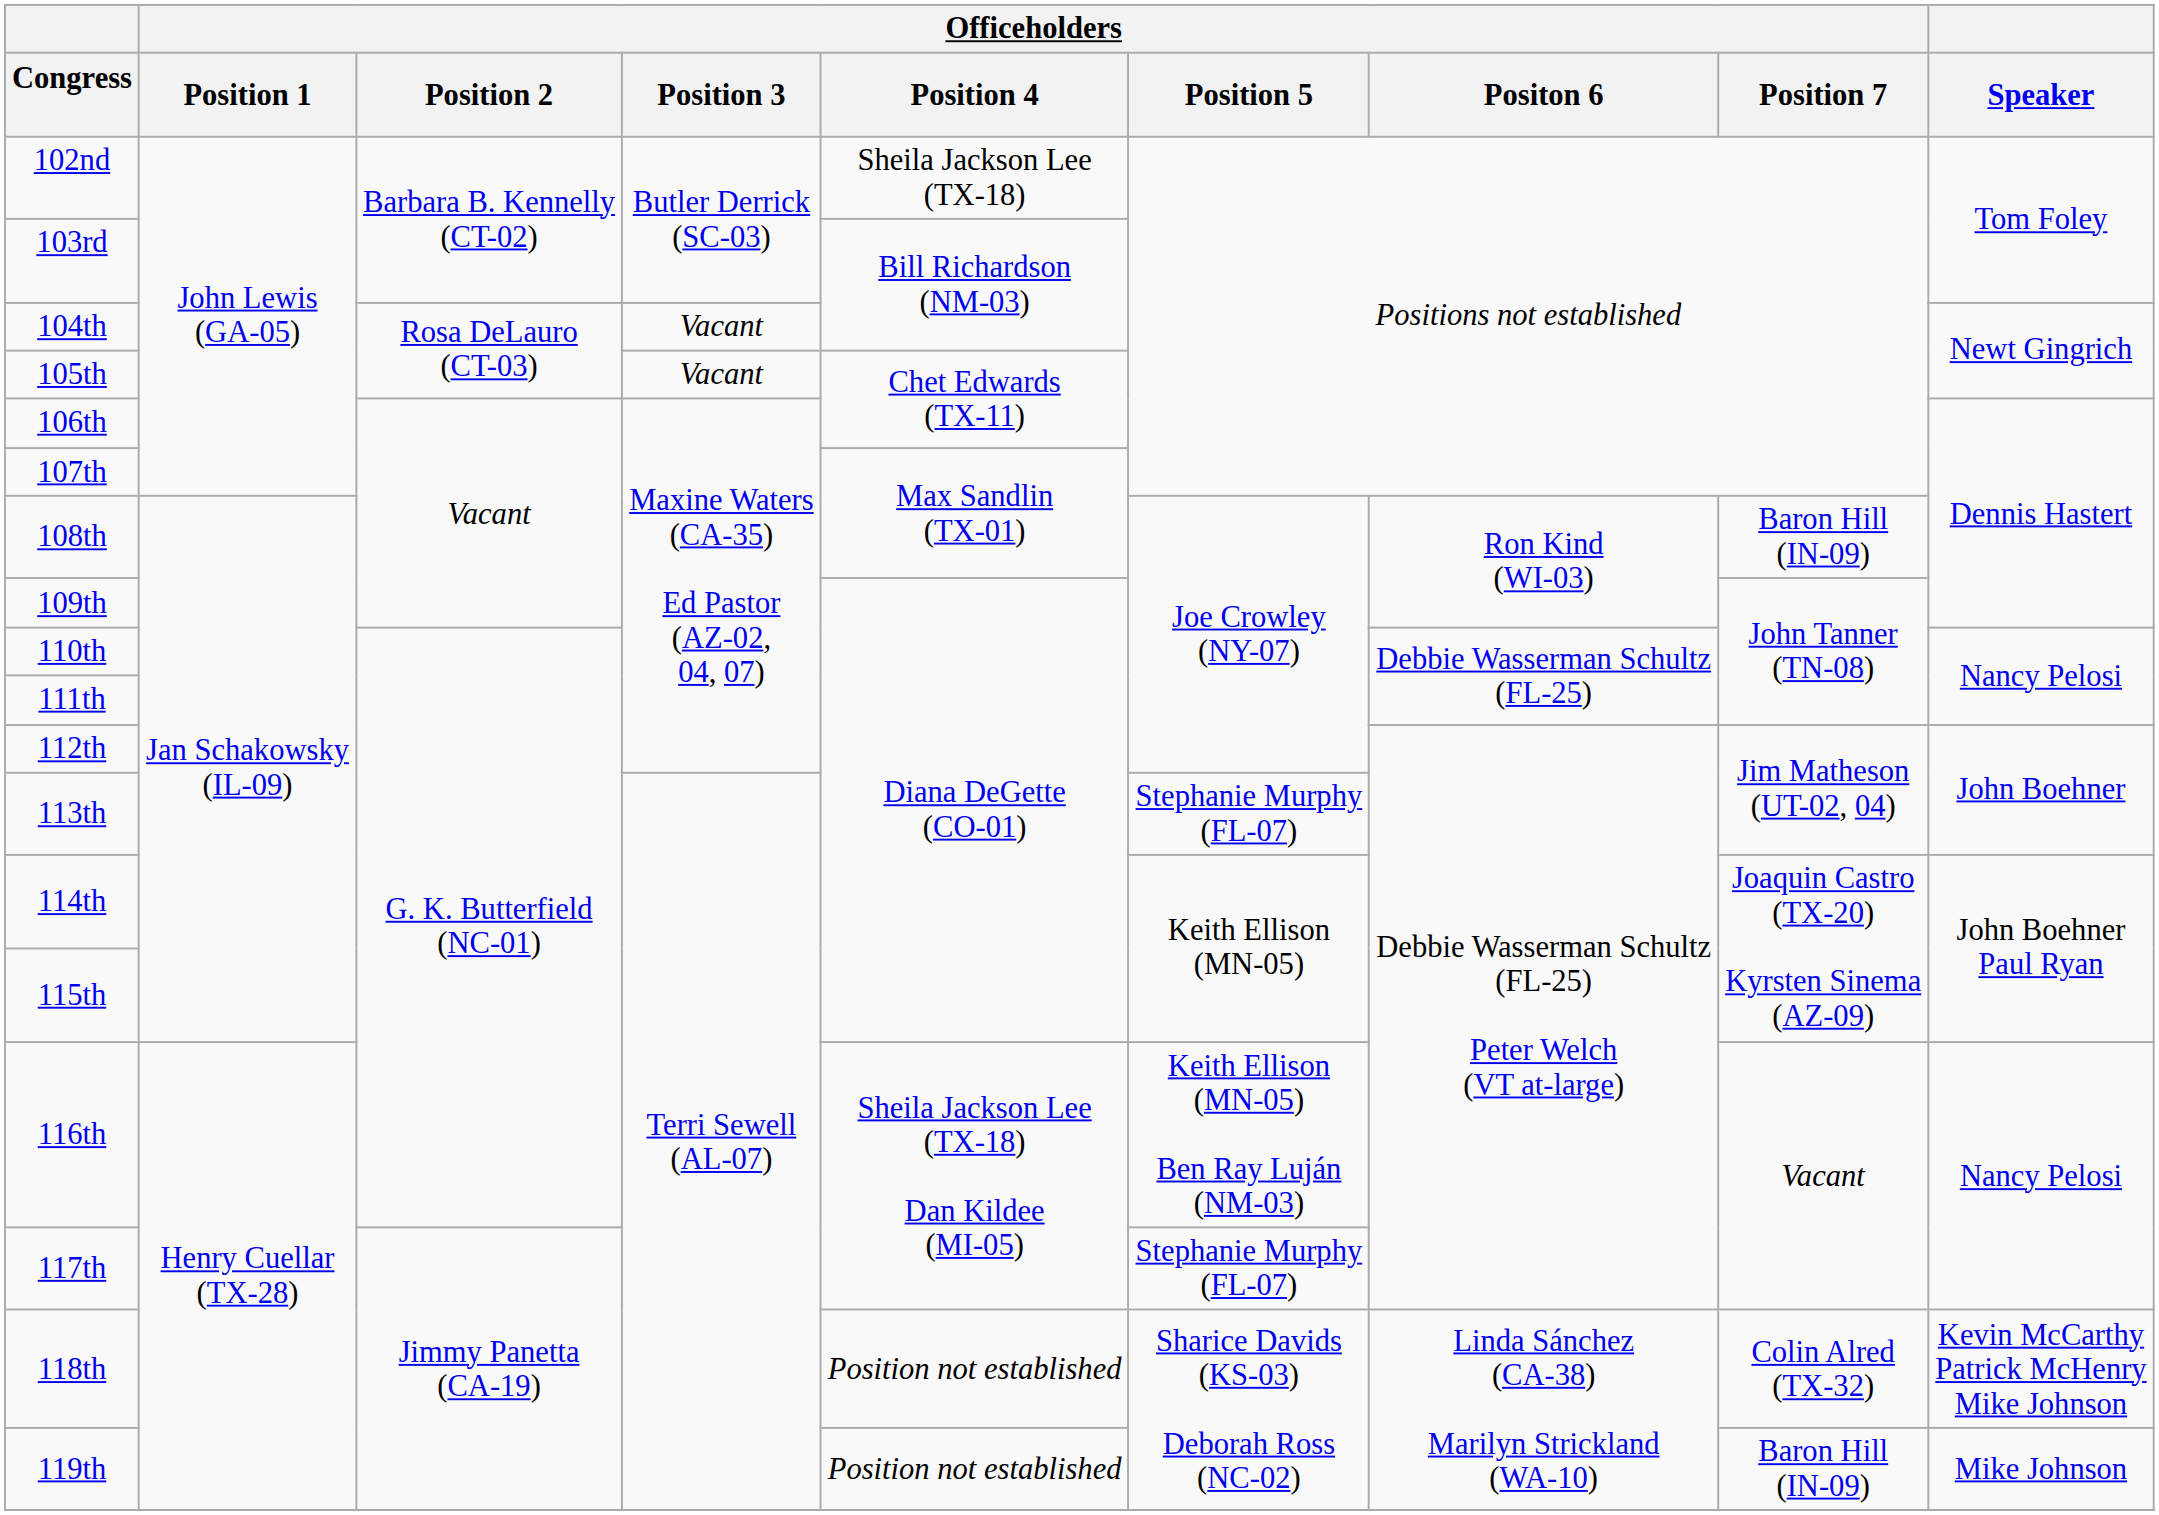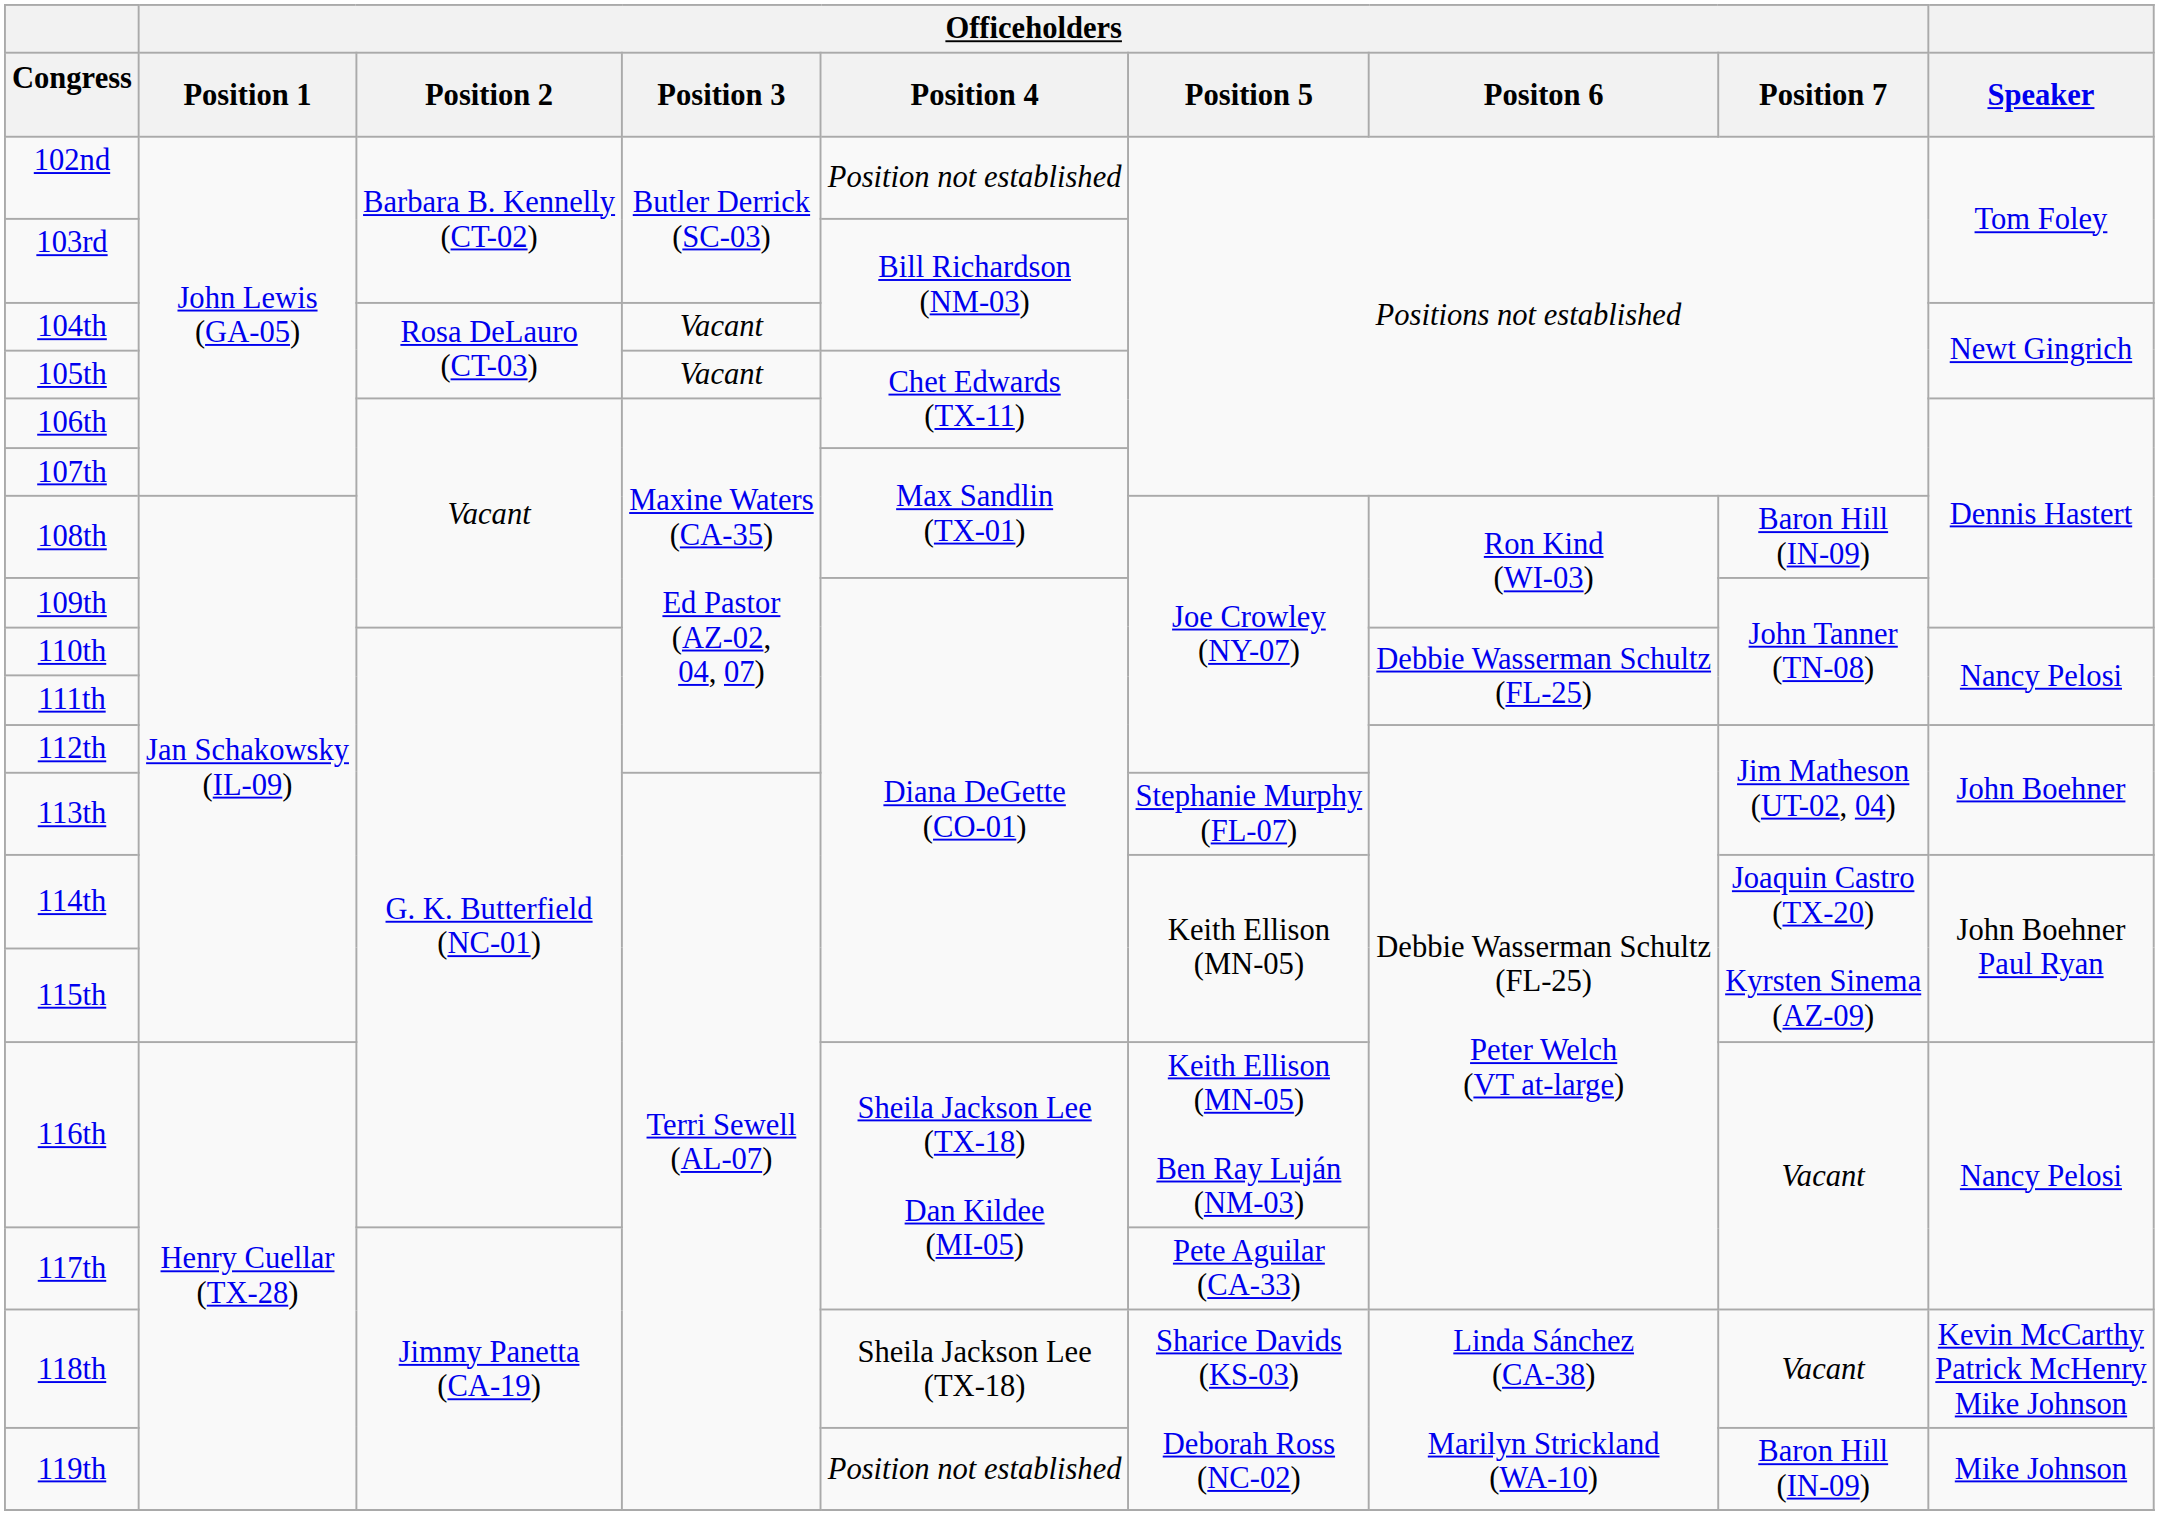(975, 177) Sheila Jackson Lee (TX-18) -> (975, 177) Position not established
(1249, 1268) Stephanie Murphy (FL-07) -> (1249, 1268) Pete Aguilar (CA-33)
(975, 1368) Position not established -> (975, 1368) Sheila Jackson Lee (TX-18)
(1823, 1368) Colin Alred (TX-32) -> (1823, 1368) Vacant
